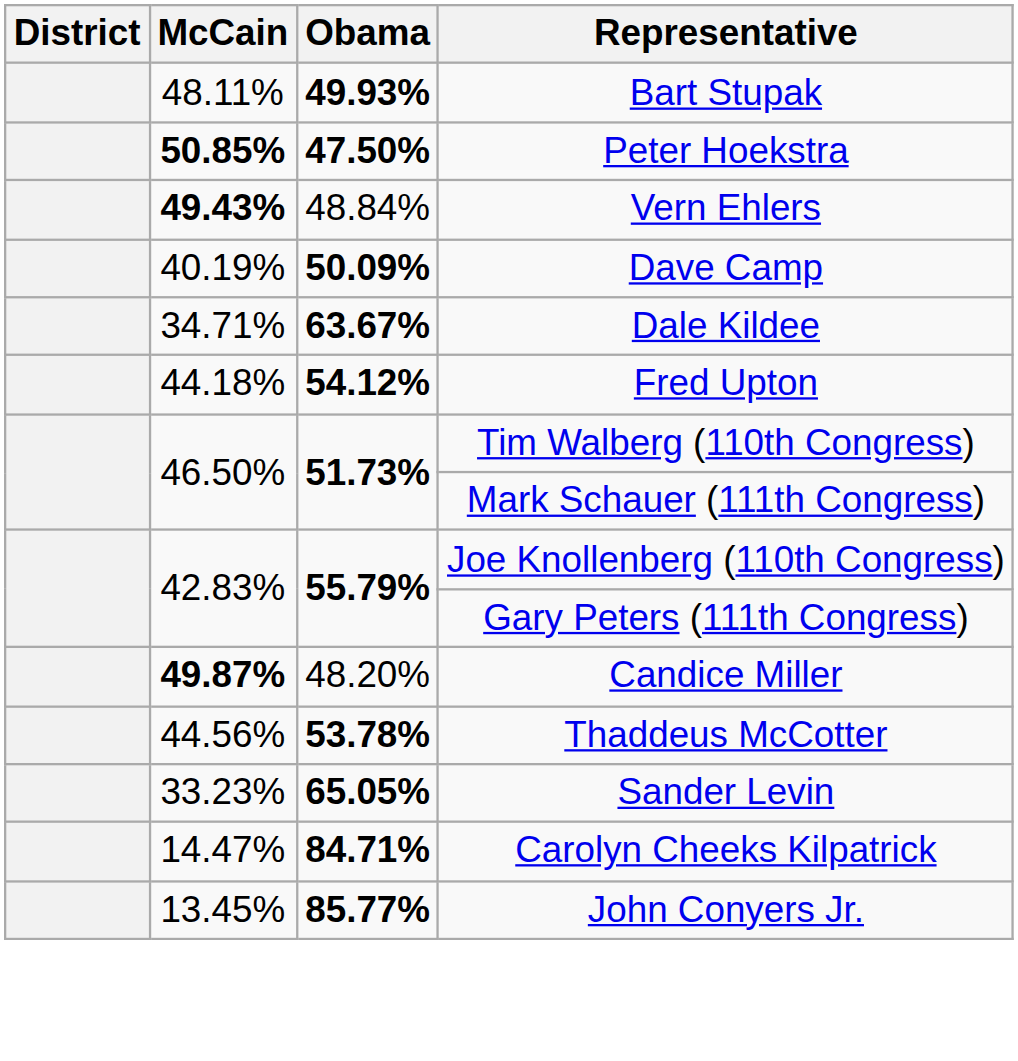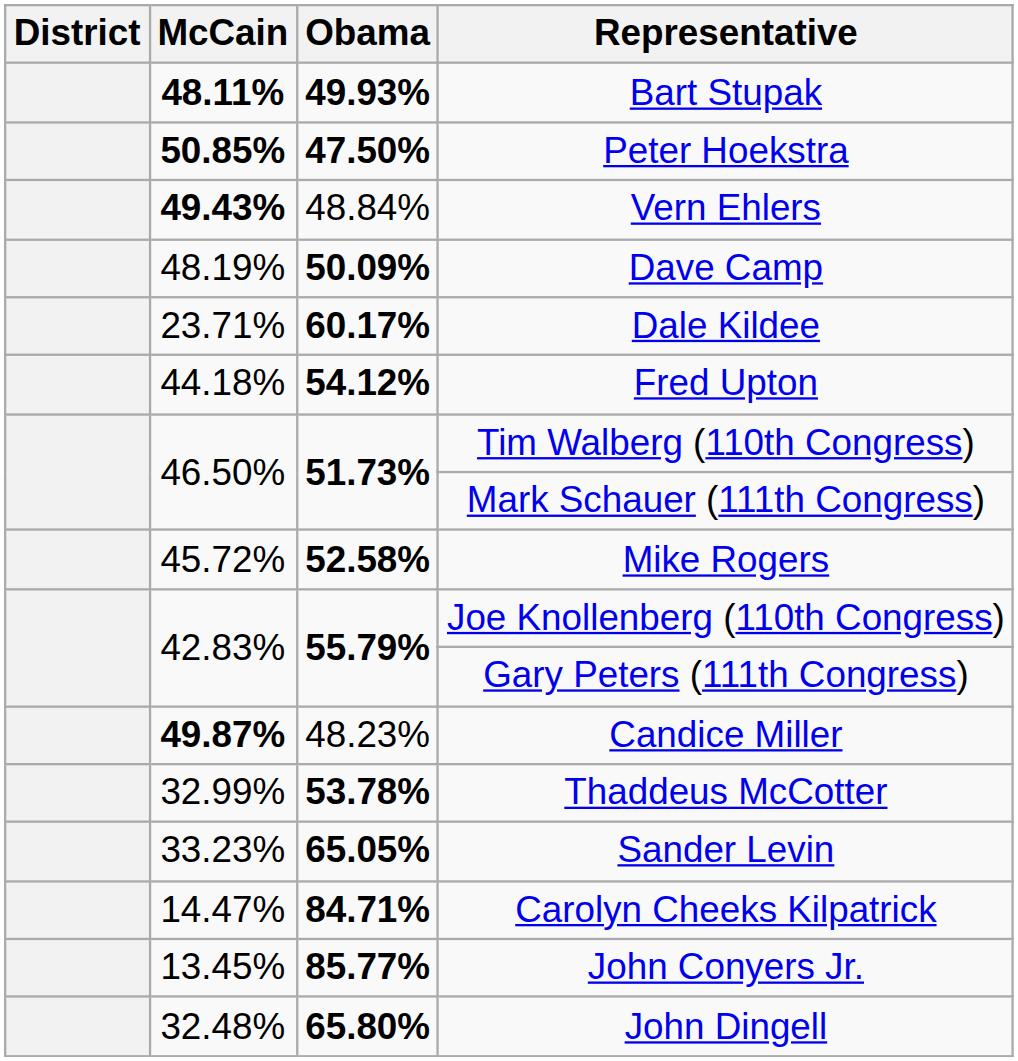(223, 92) normal -> (223, 92) bold
(223, 267) 40.19% -> (223, 267) 48.19%
(223, 325) 34.71% -> (223, 325) 23.71%
(368, 325) 63.67% -> (368, 325) 60.17%
+ row: (726, 558)
(368, 675) 48.20% -> (368, 734) 48.23%
(223, 734) 44.56% -> (223, 792) 32.99%
+ row: (726, 1025)
